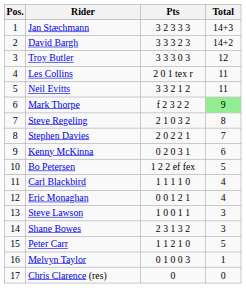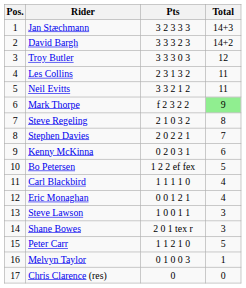(173, 74) 2 0 1 tex r -> (173, 74) 2 3 1 3 2
(173, 228) 2 3 1 3 2 -> (173, 228) 2 0 1 tex r
